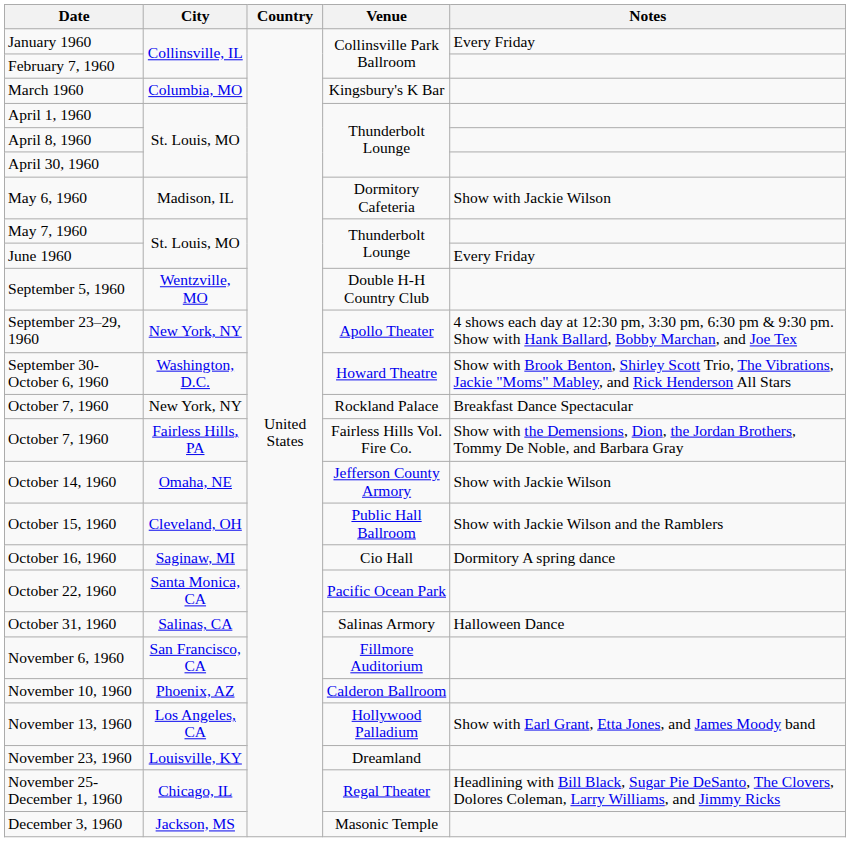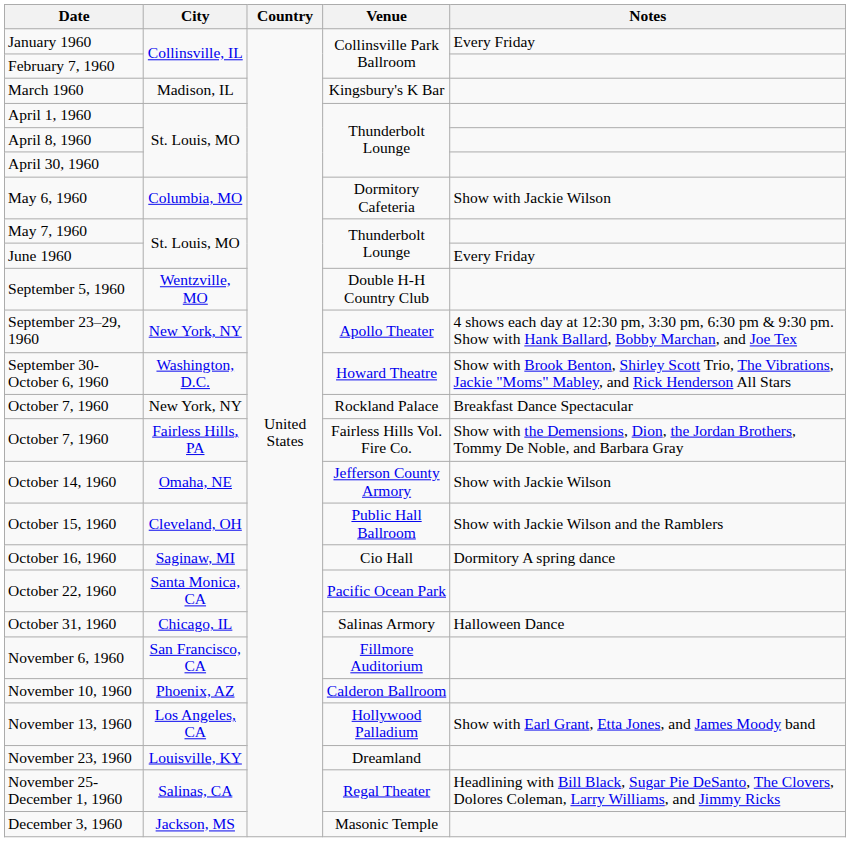(195, 90) Columbia, MO -> (195, 90) Madison, IL
(195, 197) Madison, IL -> (195, 197) Columbia, MO
(195, 624) Salinas, CA -> (195, 624) Chicago, IL
(195, 790) Chicago, IL -> (195, 790) Salinas, CA
